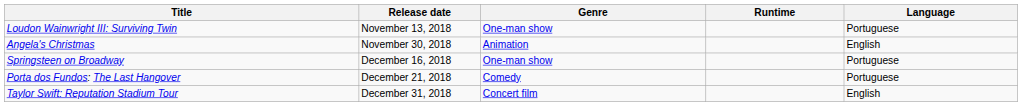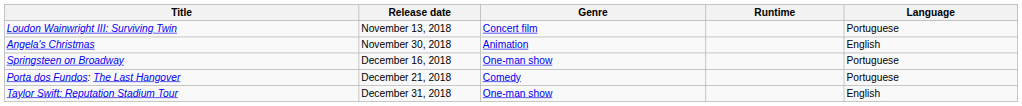(518, 28) One-man show -> (510, 28) Concert film
(510, 93) Concert film -> (518, 93) One-man show
